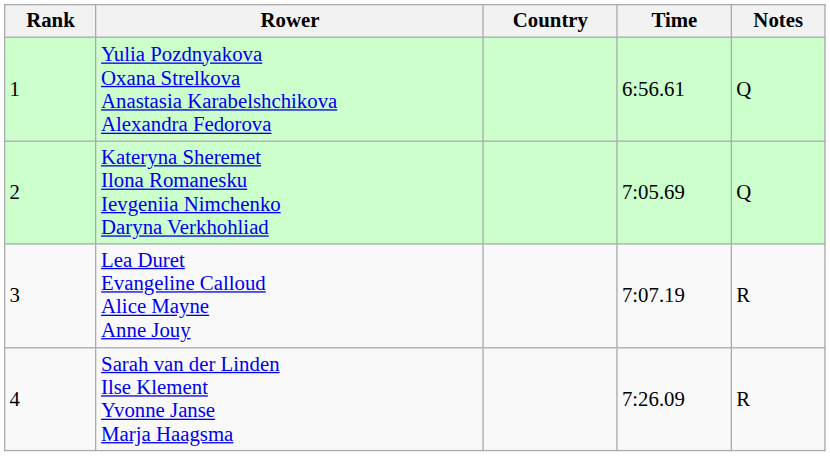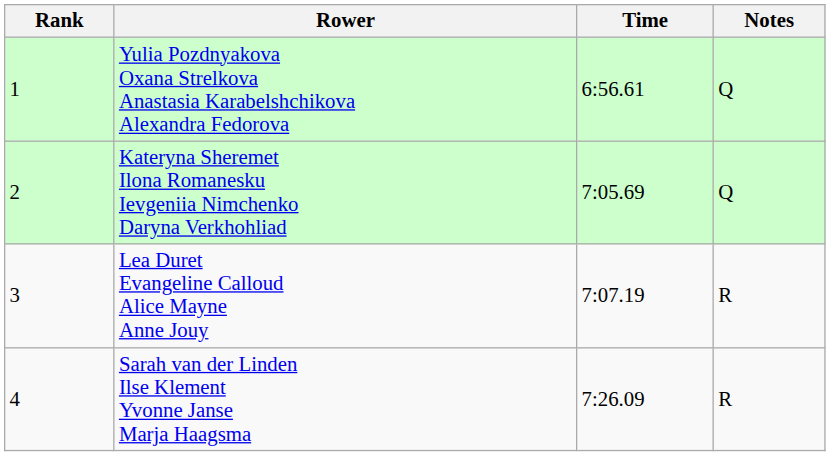- column: (550, 20)
